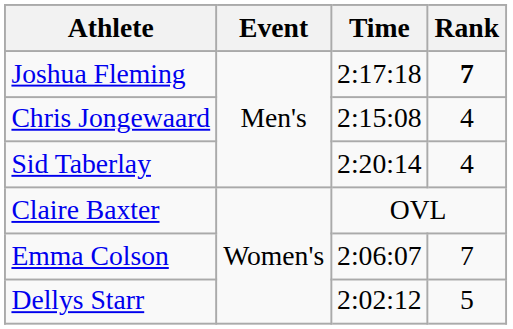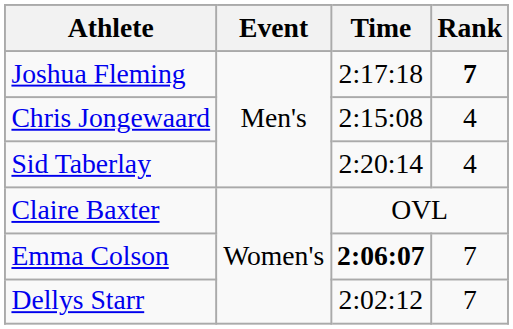(379, 255) normal -> (381, 255) bold
(467, 301) 5 -> (470, 301) 7
